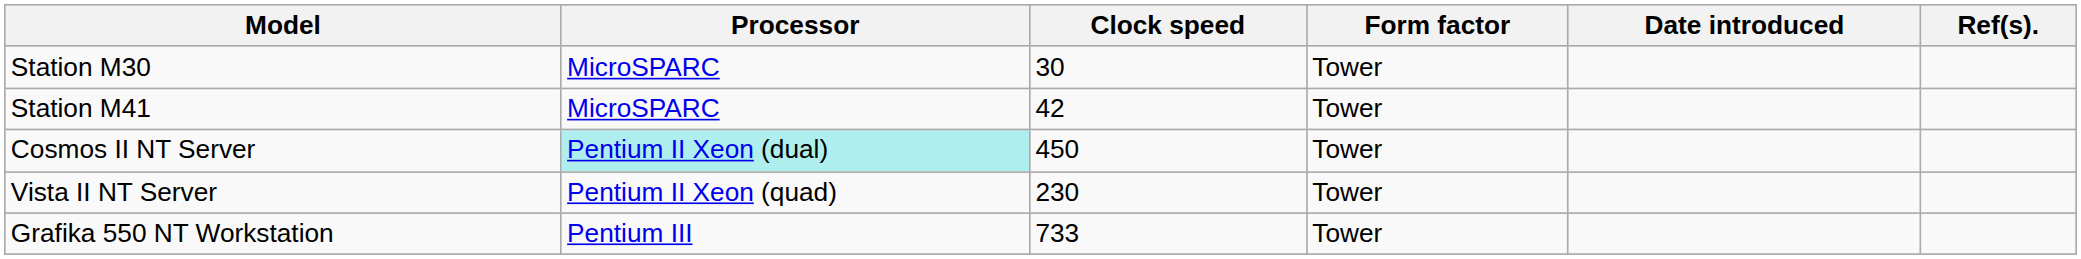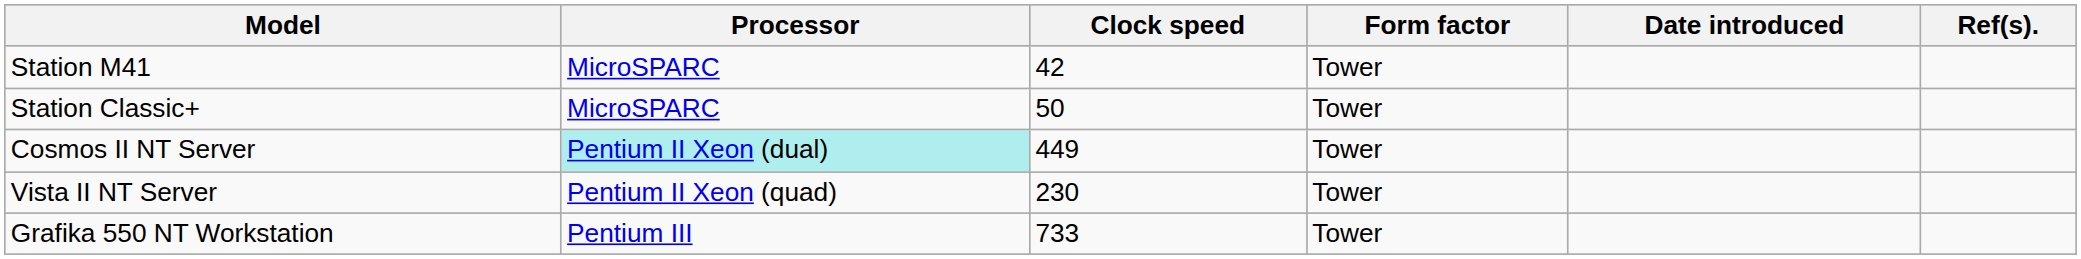- row: (81, 66)
+ row: (105, 108)
(1057, 150) 450 -> (1057, 150) 449
